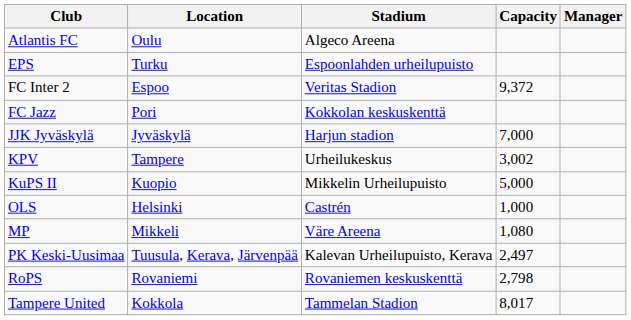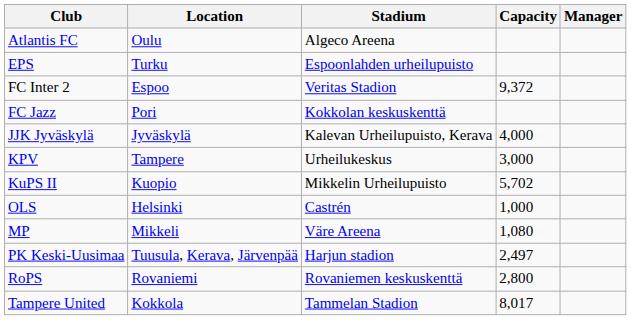(349, 135) Harjun stadion -> (399, 135) Kalevan Urheilupuisto, Kerava
(516, 135) 7,000 -> (516, 135) 4,000
(516, 159) 3,002 -> (516, 159) 3,000
(516, 183) 5,000 -> (516, 183) 5,702
(399, 254) Kalevan Urheilupuisto, Kerava -> (349, 254) Harjun stadion
(516, 278) 2,798 -> (516, 278) 2,800
